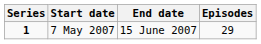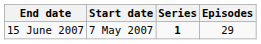columns swapped: (26, 13) <-> (158, 13)
